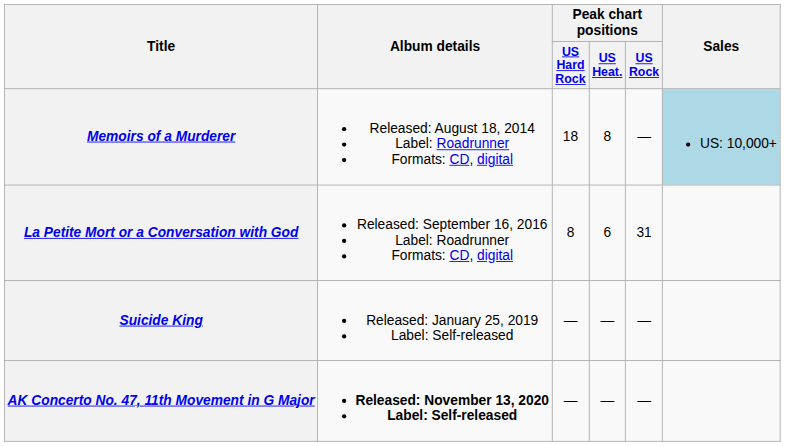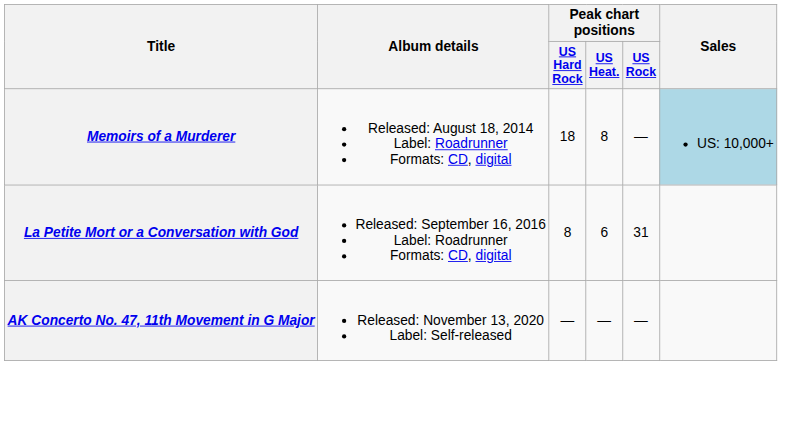- row: (161, 320)
(435, 409) bold -> (433, 328) normal
